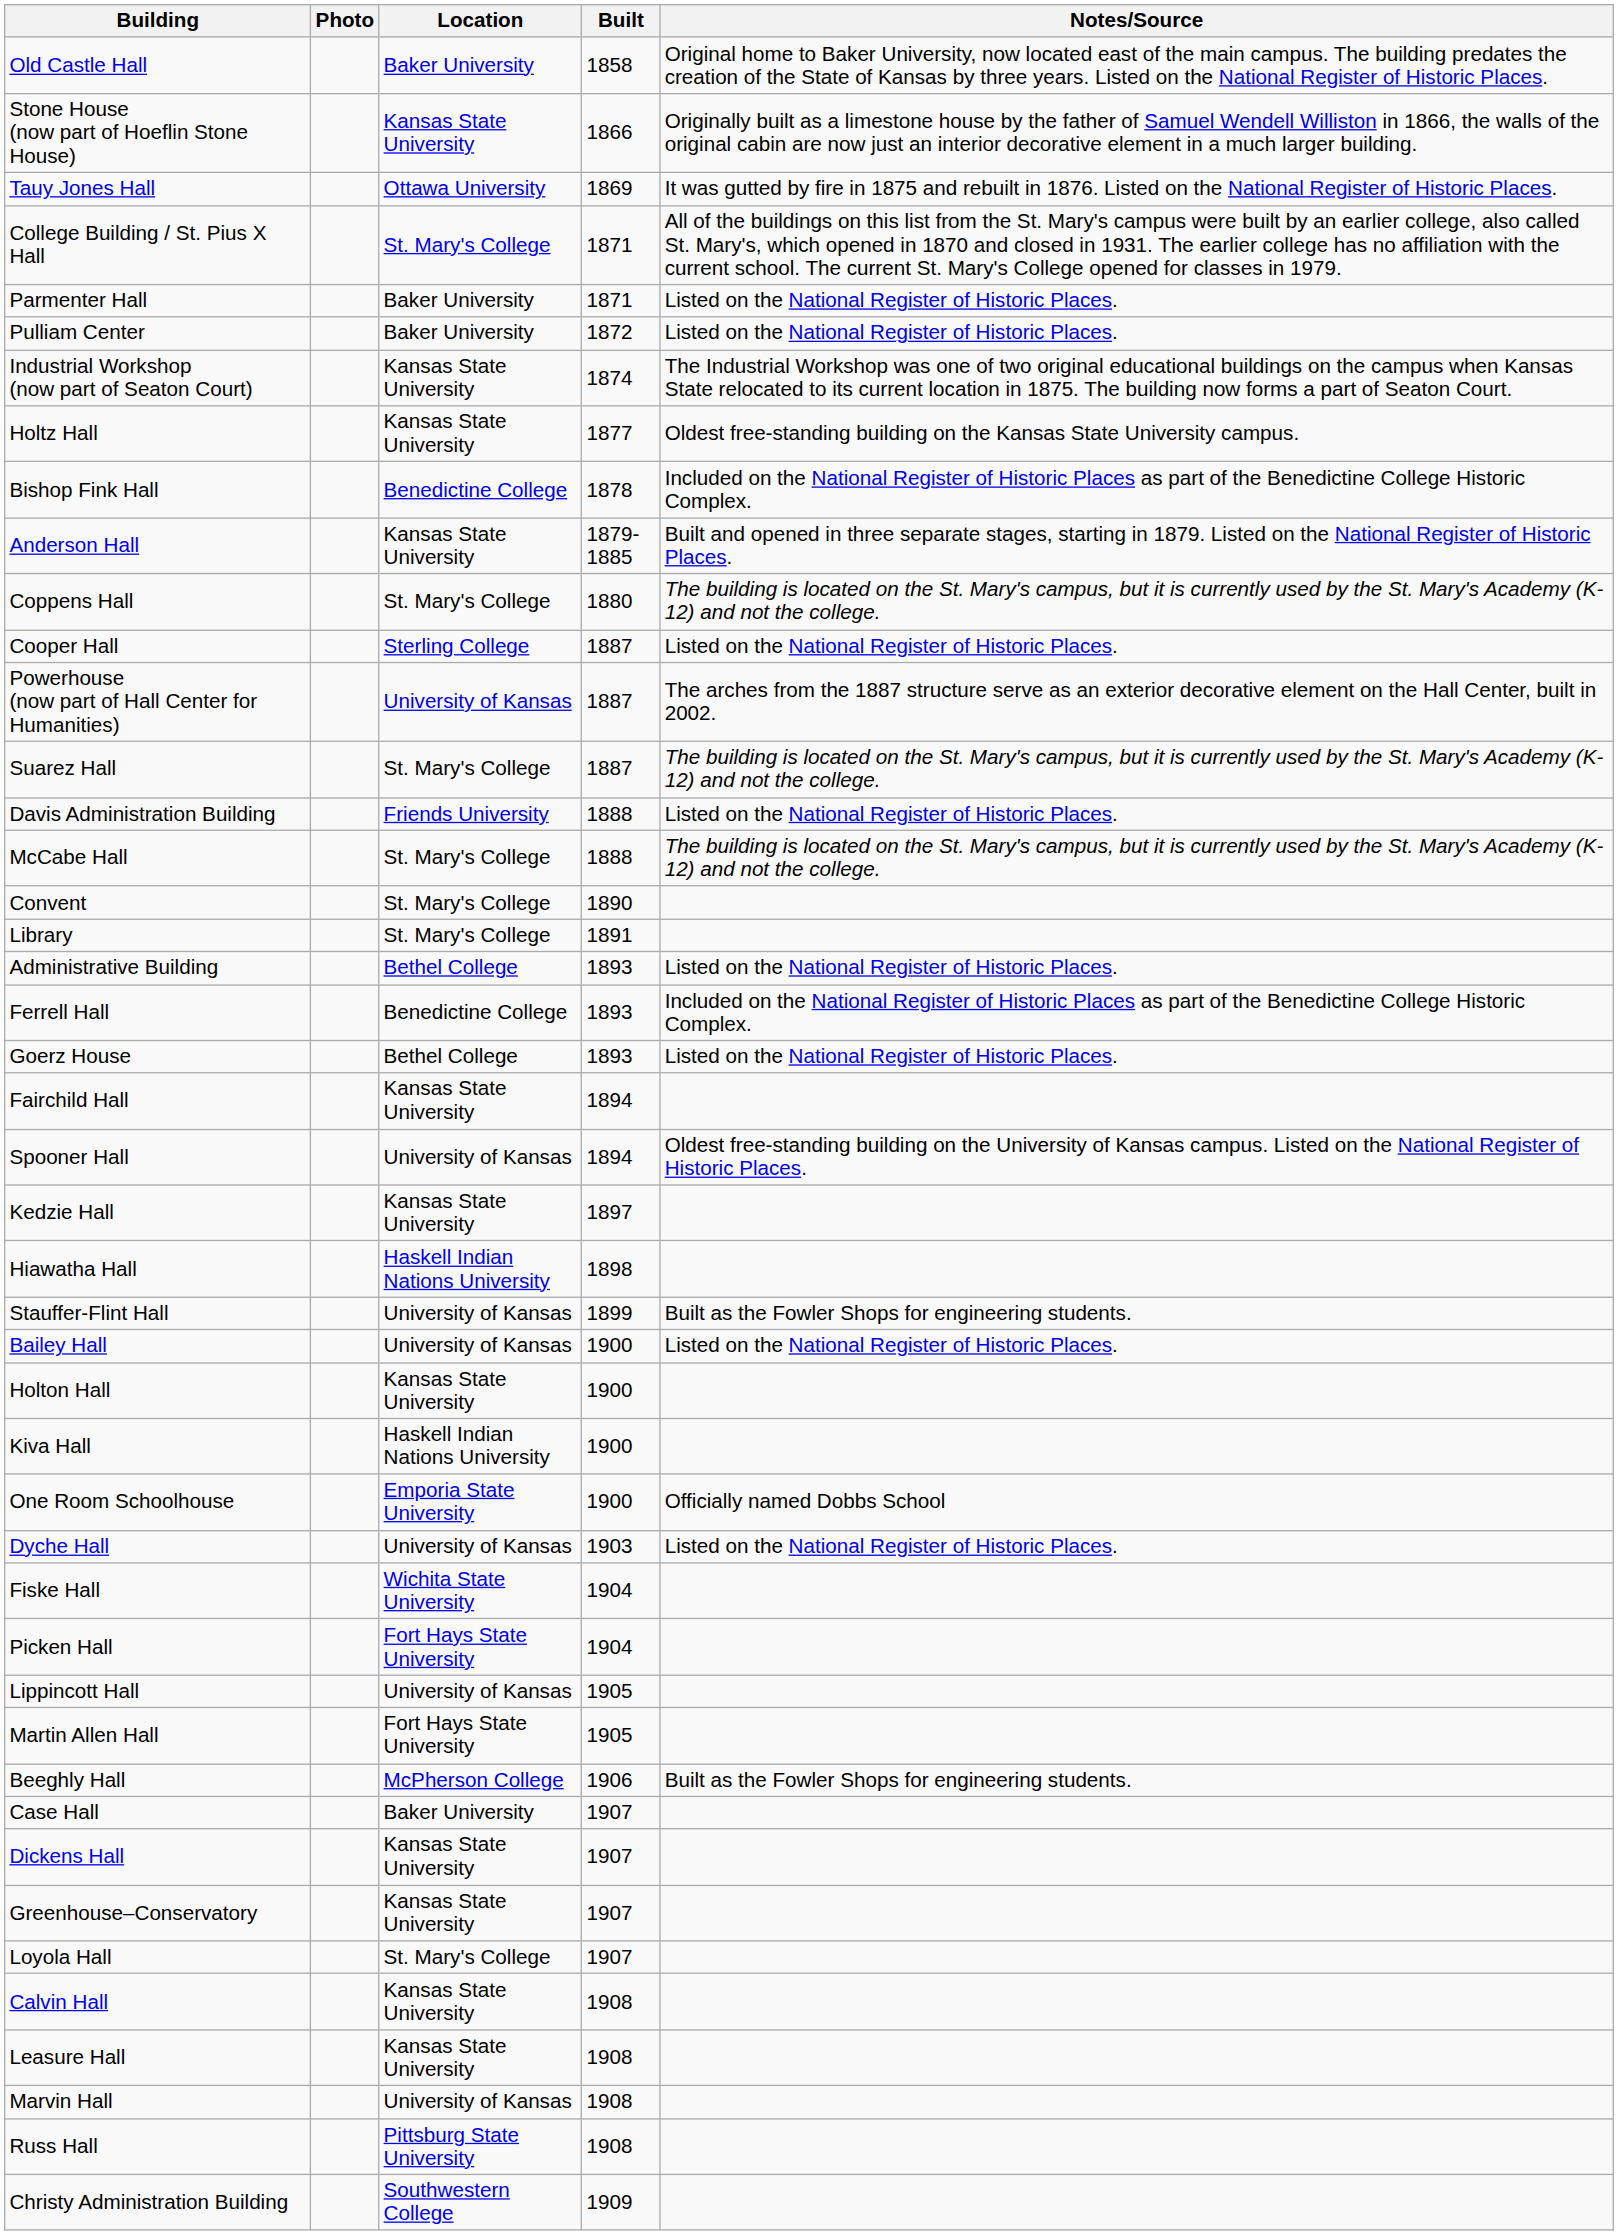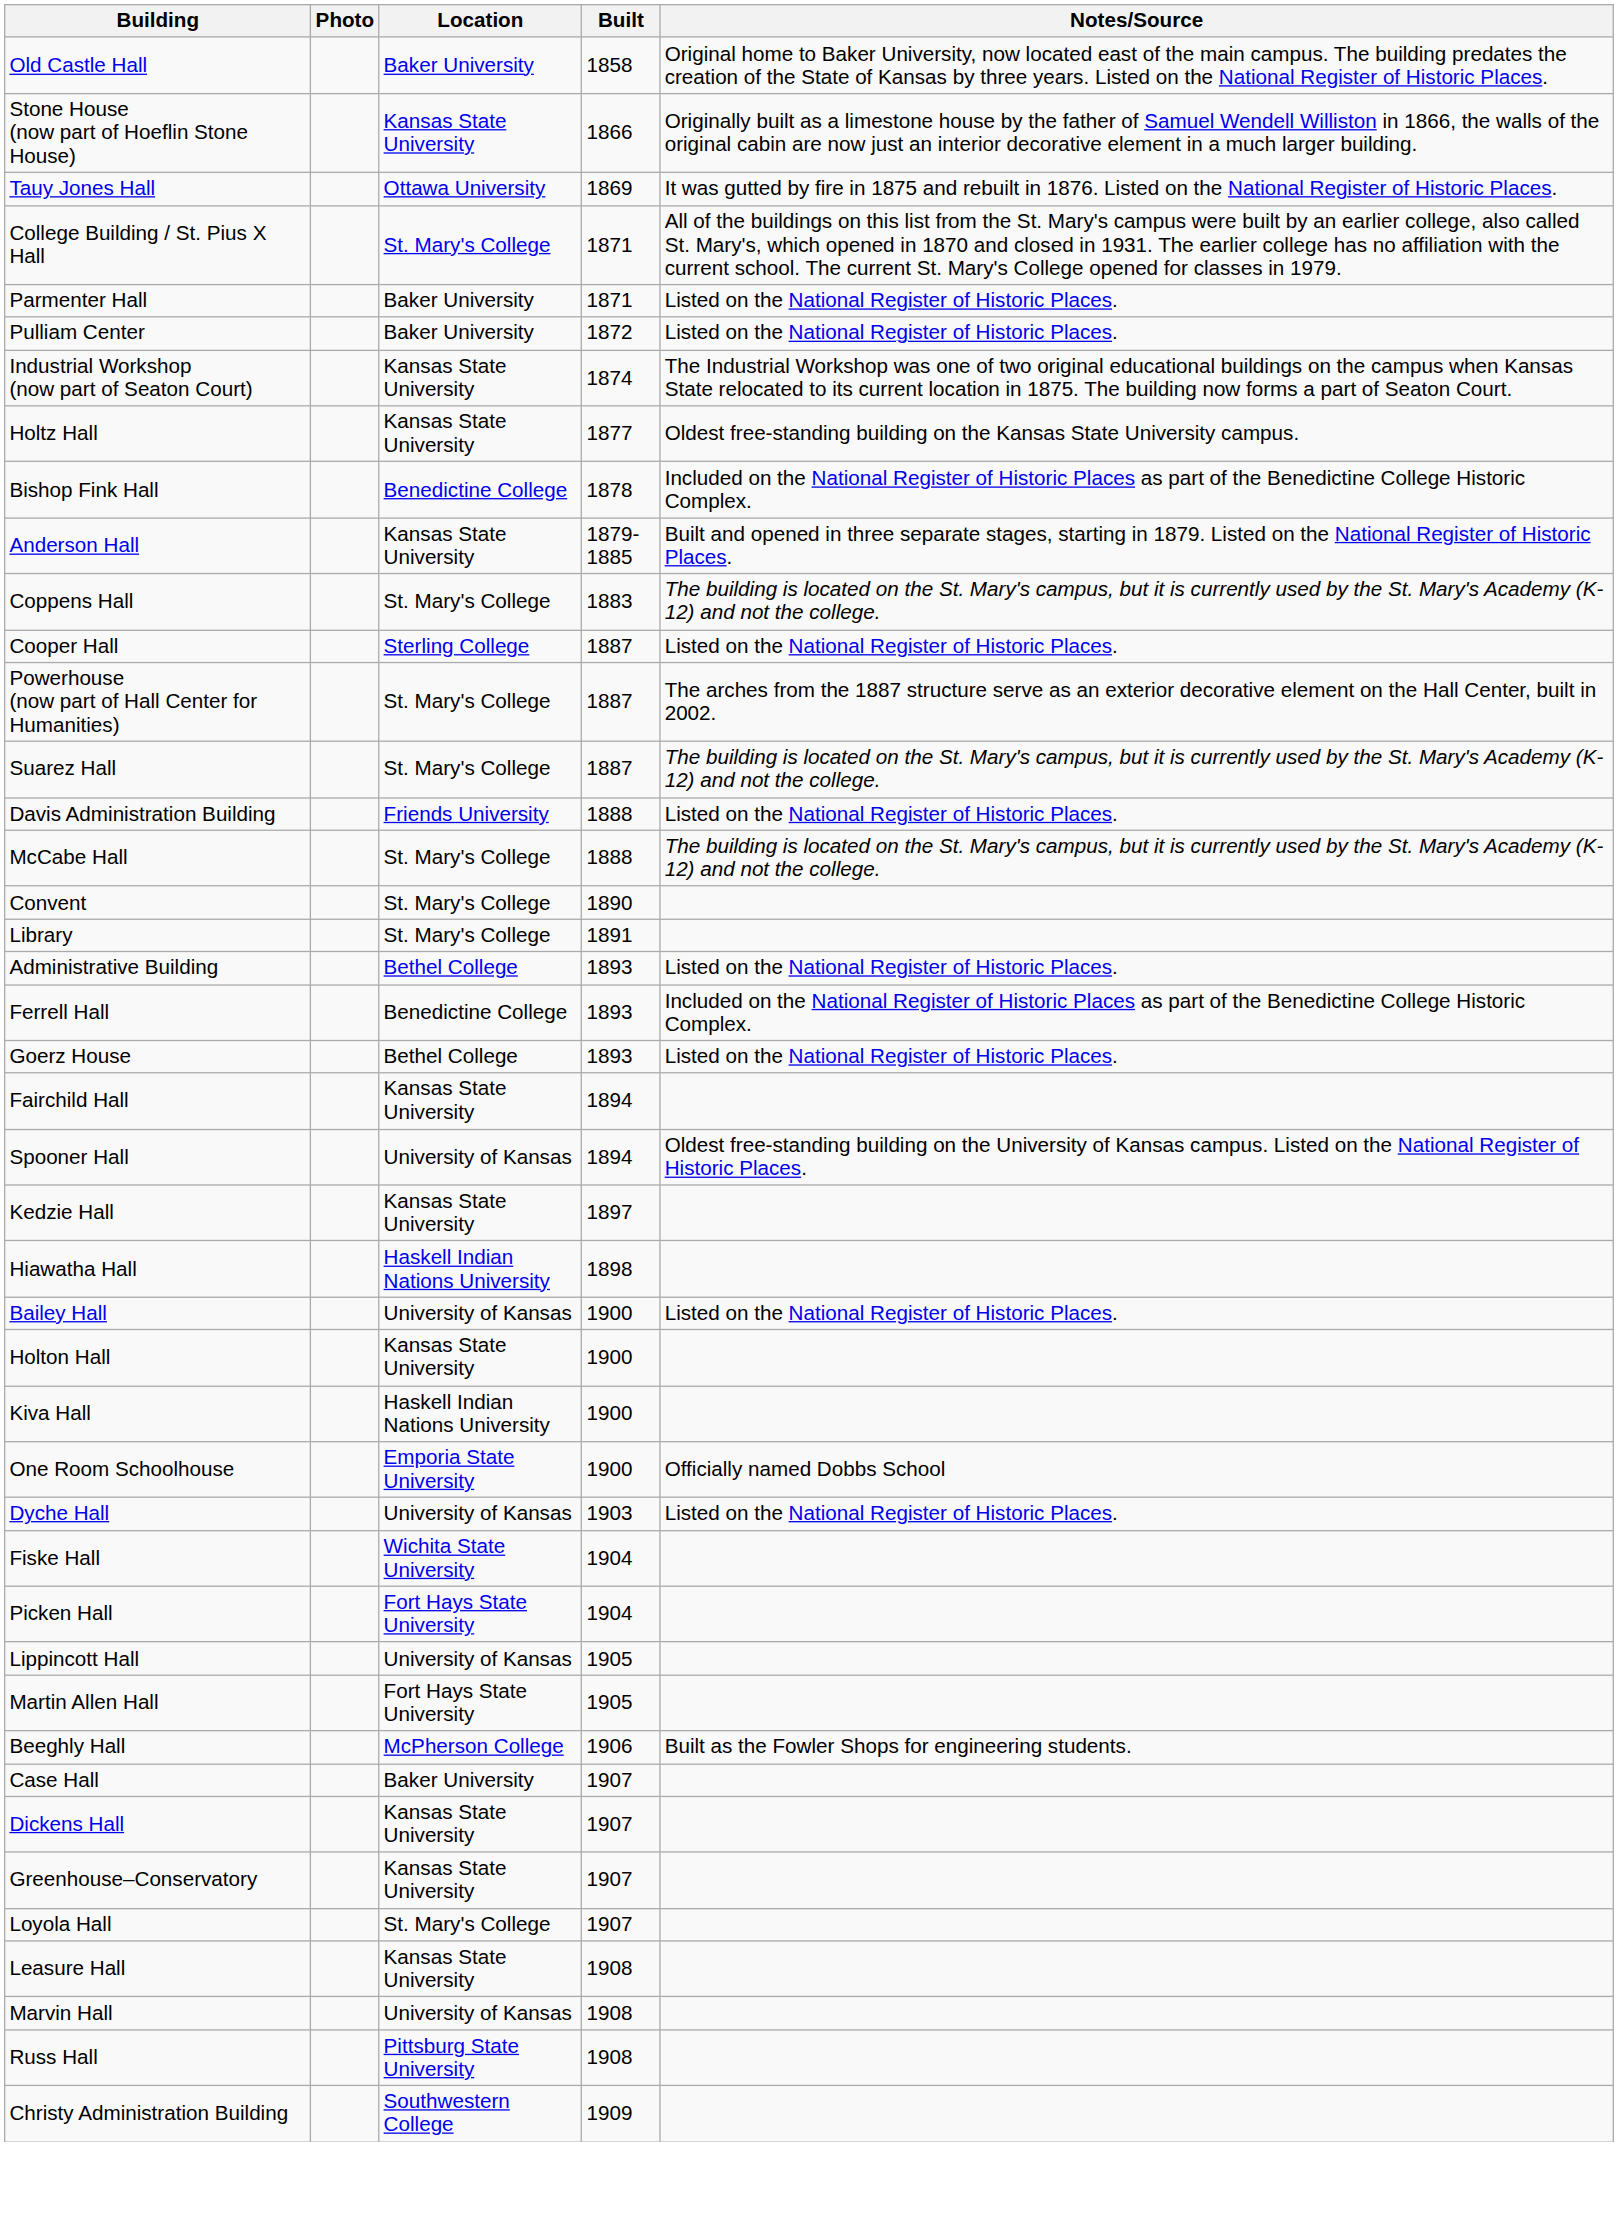(610, 601) 1880 -> (610, 601) 1883
(478, 701) University of Kansas -> (467, 701) St. Mary's College
- row: (89, 1313)
- row: (59, 2001)
